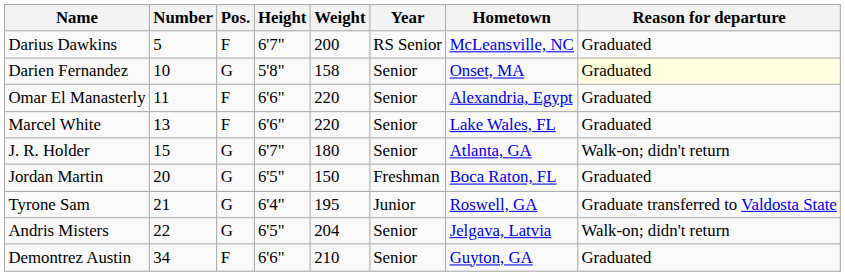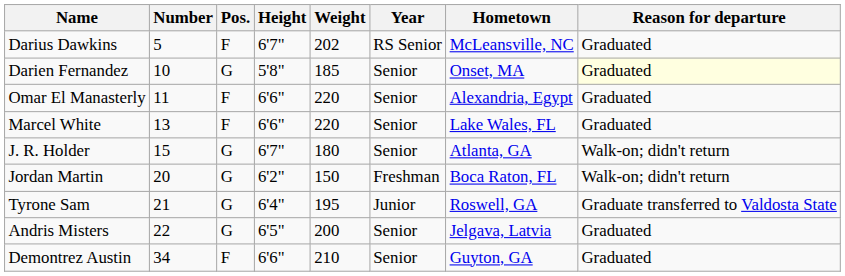(327, 44) 200 -> (327, 44) 202
(327, 71) 158 -> (327, 71) 185
(271, 177) 6'5" -> (271, 177) 6'2"
(616, 177) Graduated -> (656, 177) Walk-on; didn't return
(327, 230) 204 -> (327, 230) 200
(656, 230) Walk-on; didn't return -> (616, 230) Graduated
